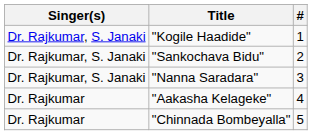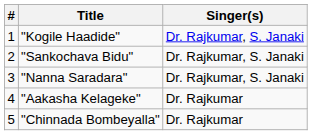columns swapped: (300, 15) <-> (77, 15)
